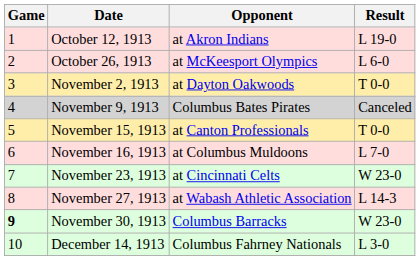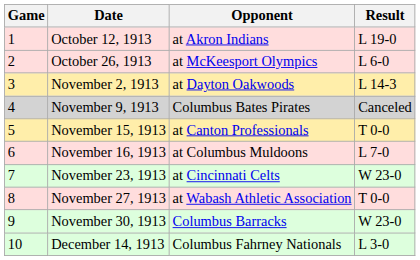(374, 84) T 0-0 -> (377, 84) L 14-3
(377, 198) L 14-3 -> (374, 198) T 0-0
(11, 221) bold -> (11, 221) normal
